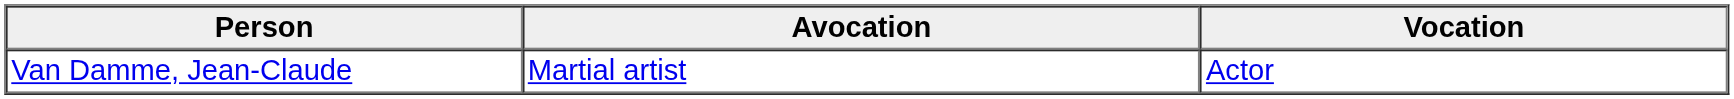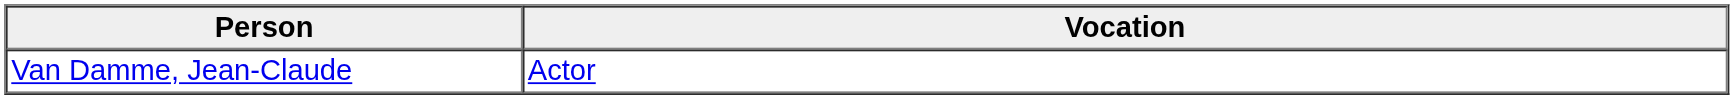- column: (861, 27)
